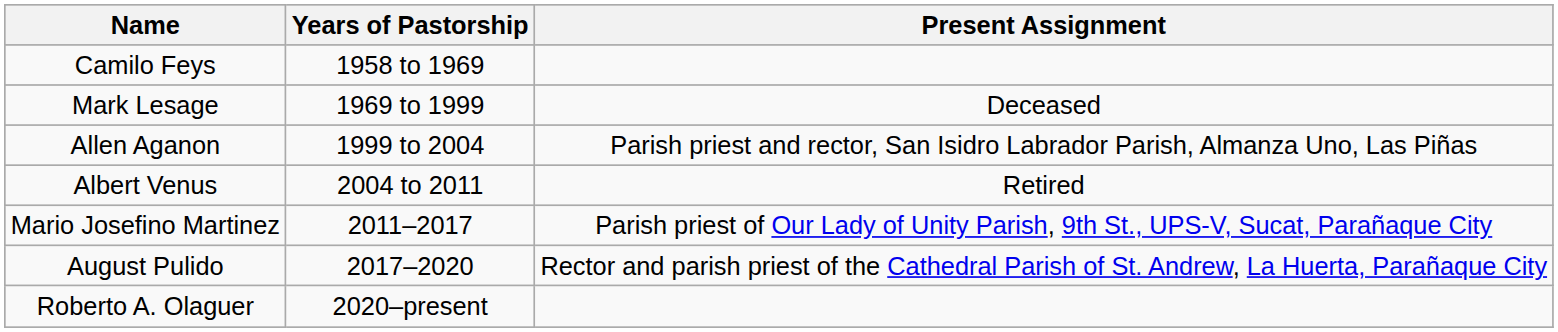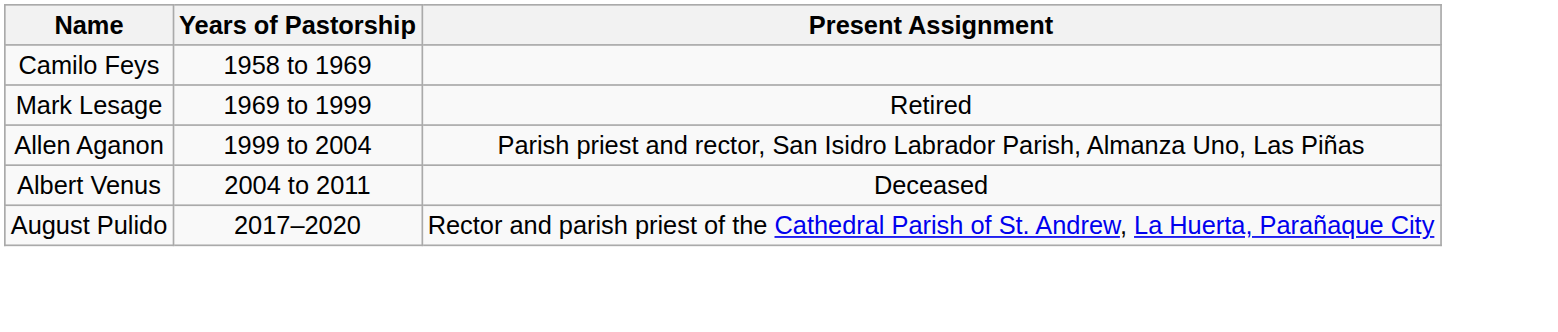(1044, 105) Deceased -> (931, 105) Retired
(1044, 186) Retired -> (931, 186) Deceased
- row: (145, 226)
- row: (145, 306)
